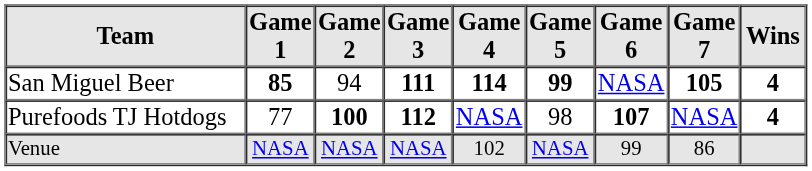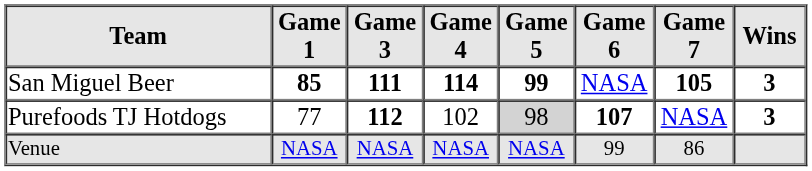- column: (349, 35)
(773, 83) 4 -> (769, 83) 3
(489, 116) NASA -> (461, 116) 102
(560, 116) no background -> (536, 116) lightgrey background
(773, 116) 4 -> (769, 116) 3
(489, 149) 102 -> (461, 149) NASA
